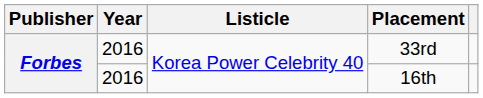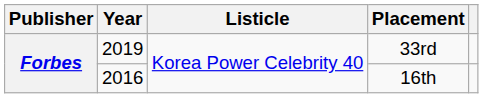(123, 48) 2016 -> (123, 48) 2019
